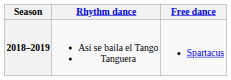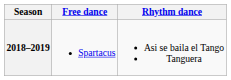columns swapped: (106, 12) <-> (193, 12)
